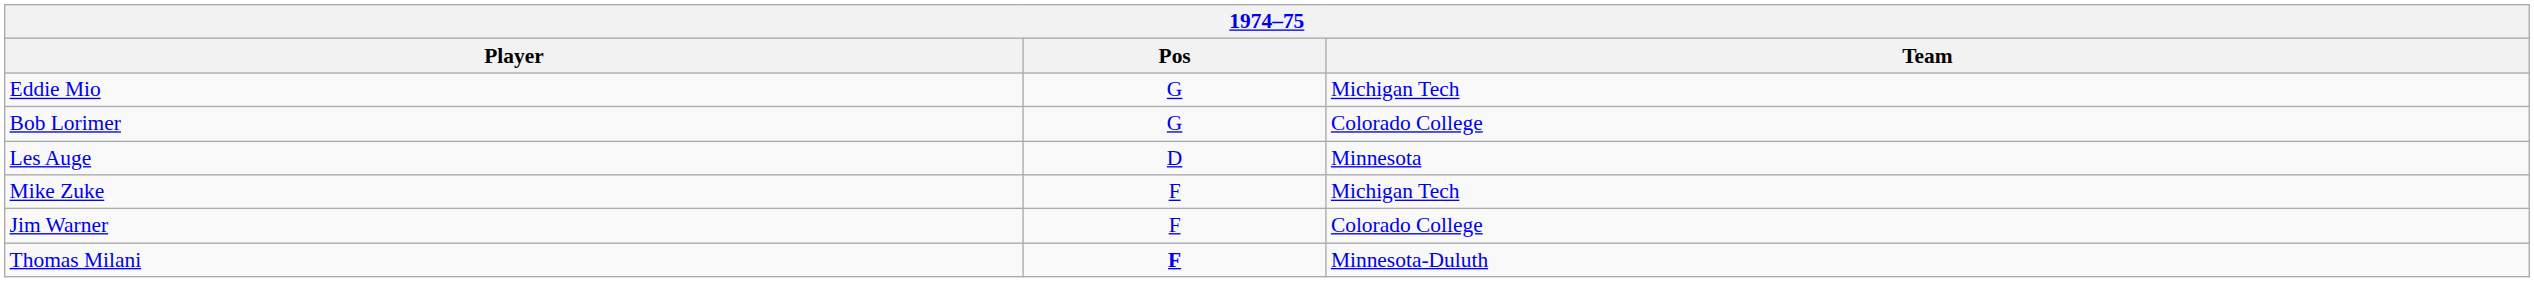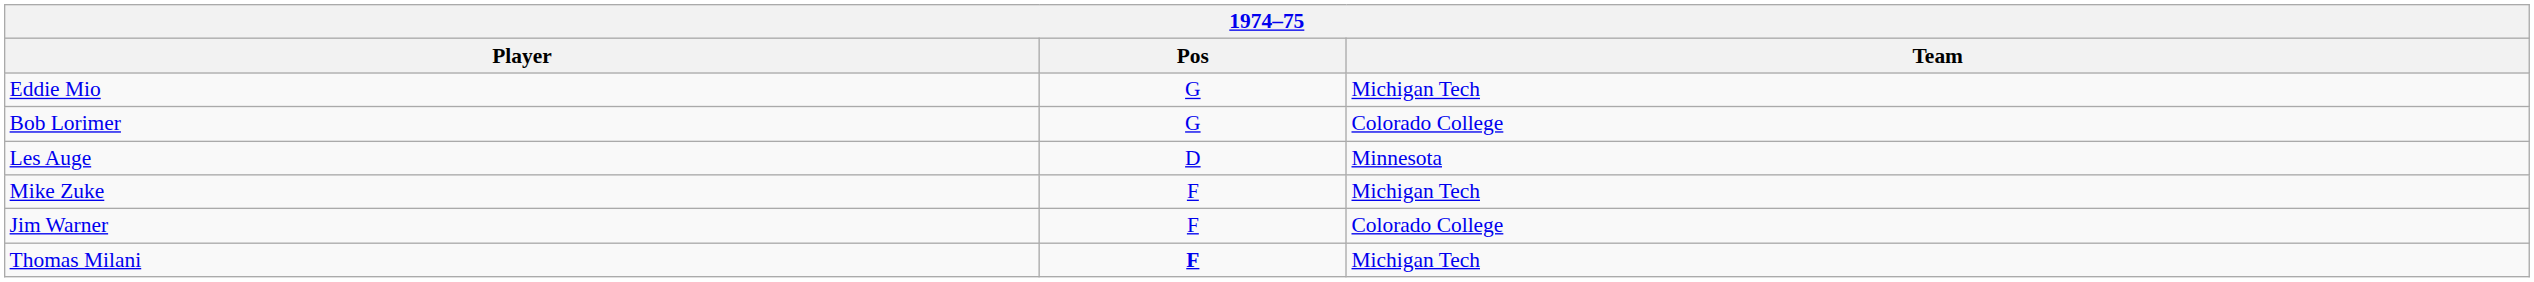(1410, 259) Minnesota-Duluth -> (1416, 259) Michigan Tech
